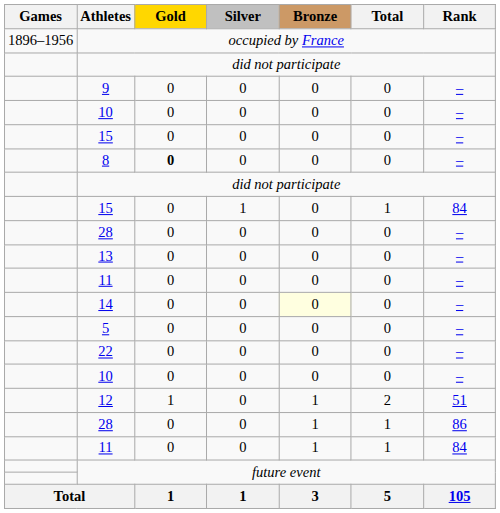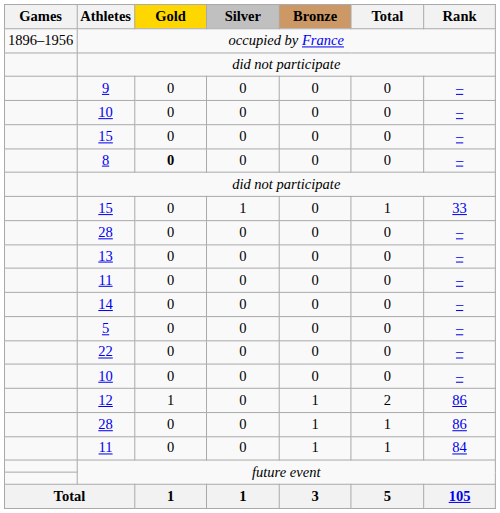(460, 208) 84 -> (460, 208) 33
(315, 304) lightyellow background -> (315, 304) no background
(460, 400) 51 -> (460, 400) 86
